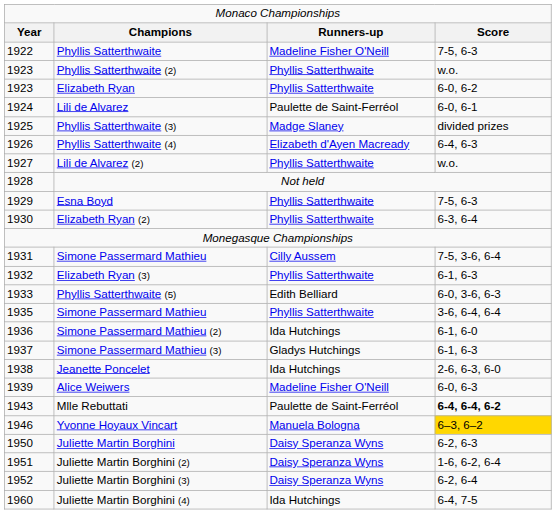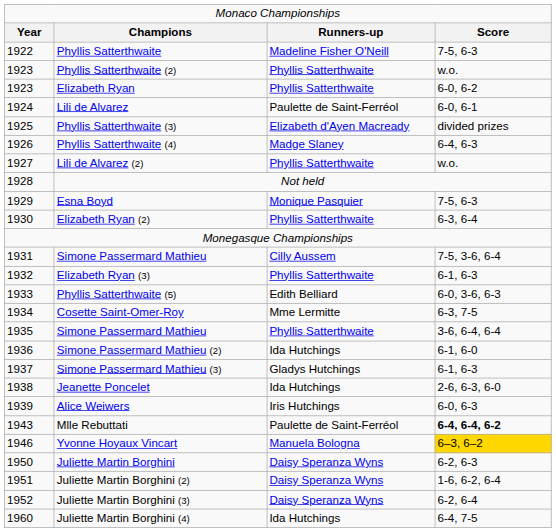(306, 125) Madge Slaney -> (339, 125) Elizabeth d'Ayen Macready
(339, 144) Elizabeth d'Ayen Macready -> (306, 144) Madge Slaney
(322, 200) Phyllis Satterthwaite -> (316, 200) Monique Pasquier
+ row: (20, 312)
(329, 387) Madeline Fisher O'Neill -> (305, 405) Iris Hutchings
